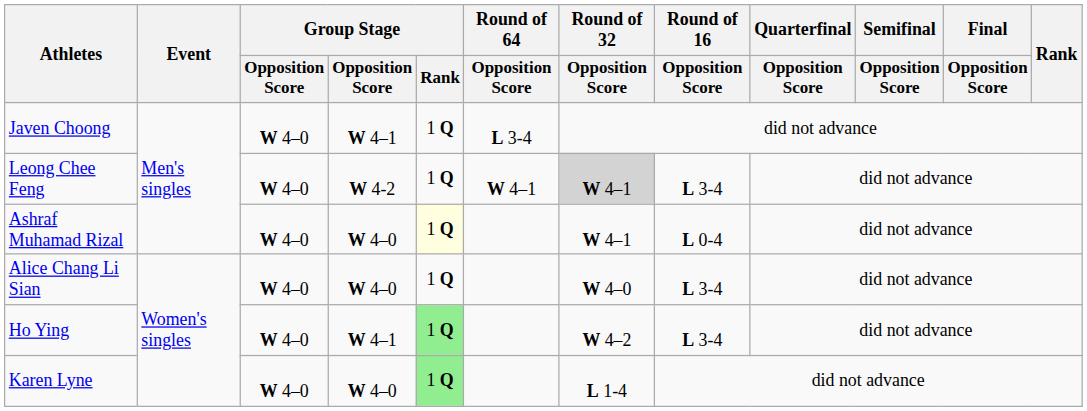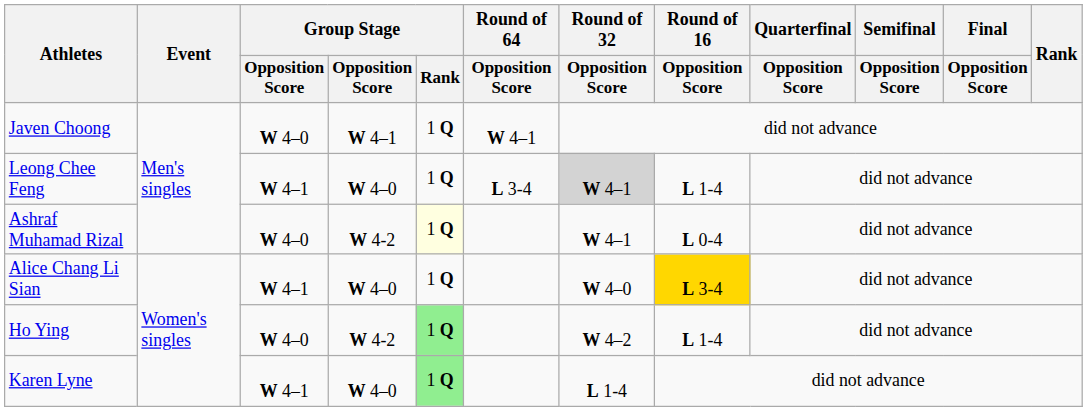(512, 138) L 3-4 -> (512, 138) W 4–1
(284, 189) W 4–0 -> (284, 189) W 4–1
(372, 189) W 4-2 -> (372, 189) W 4–0
(512, 189) W 4–1 -> (512, 189) L 3-4
(702, 189) L 3-4 -> (702, 189) L 1-4
(372, 239) W 4–0 -> (372, 239) W 4-2
(284, 290) W 4–0 -> (284, 290) W 4–1
(702, 290) no background -> (702, 290) gold background
(372, 341) W 4–1 -> (372, 341) W 4-2
(702, 341) L 3-4 -> (702, 341) L 1-4
(284, 391) W 4–0 -> (284, 391) W 4–1
